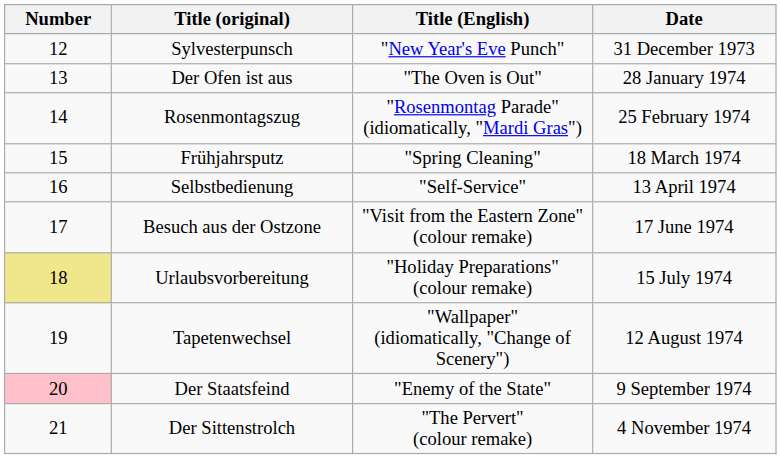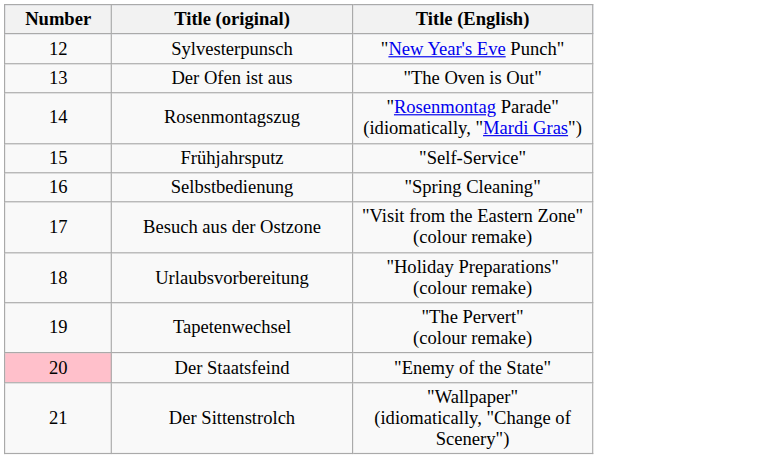- column: (684, 19)
(473, 157) "Spring Cleaning" -> (473, 157) "Self-Service"
(473, 187) "Self-Service" -> (473, 187) "Spring Cleaning"
(58, 277) khaki background -> (58, 277) no background
(473, 338) "Wallpaper" (idiomatically, "Change of Scenery") -> (473, 327) "The Pervert" (colour remake)
(473, 428) "The Pervert" (colour remake) -> (473, 417) "Wallpaper" (idiomatically, "Change of Scenery")
